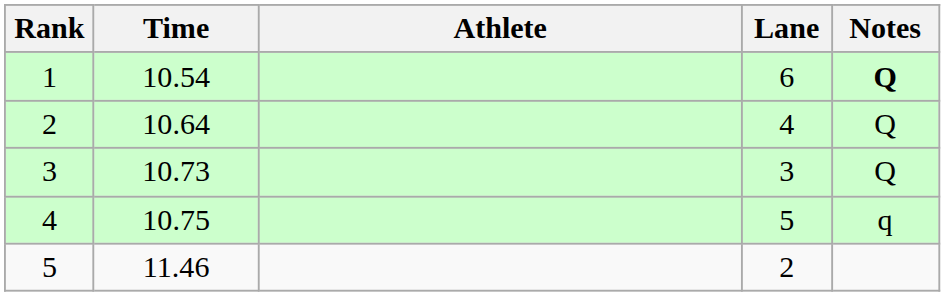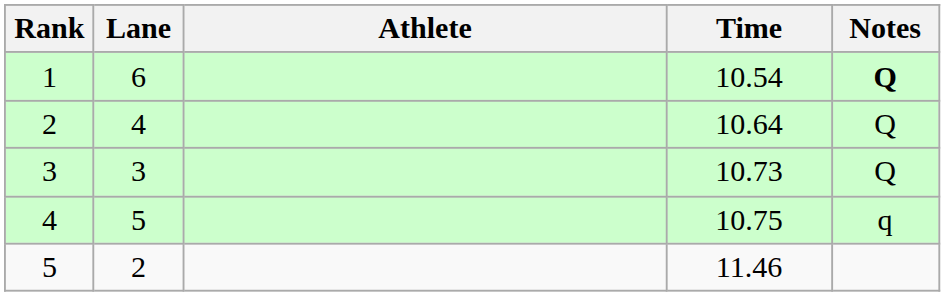columns swapped: (787, 28) <-> (176, 28)
